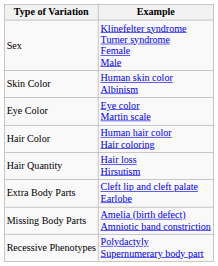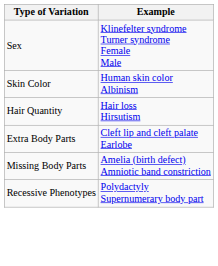- row: (27, 111)
- row: (28, 138)
